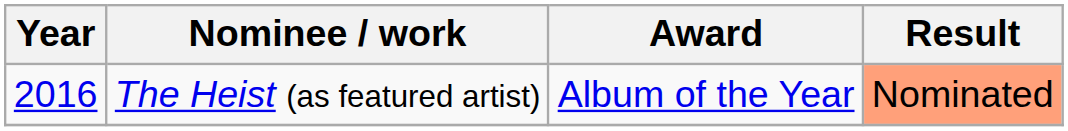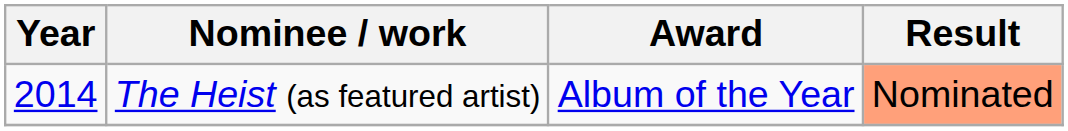(56, 93) 2016 -> (56, 93) 2014
